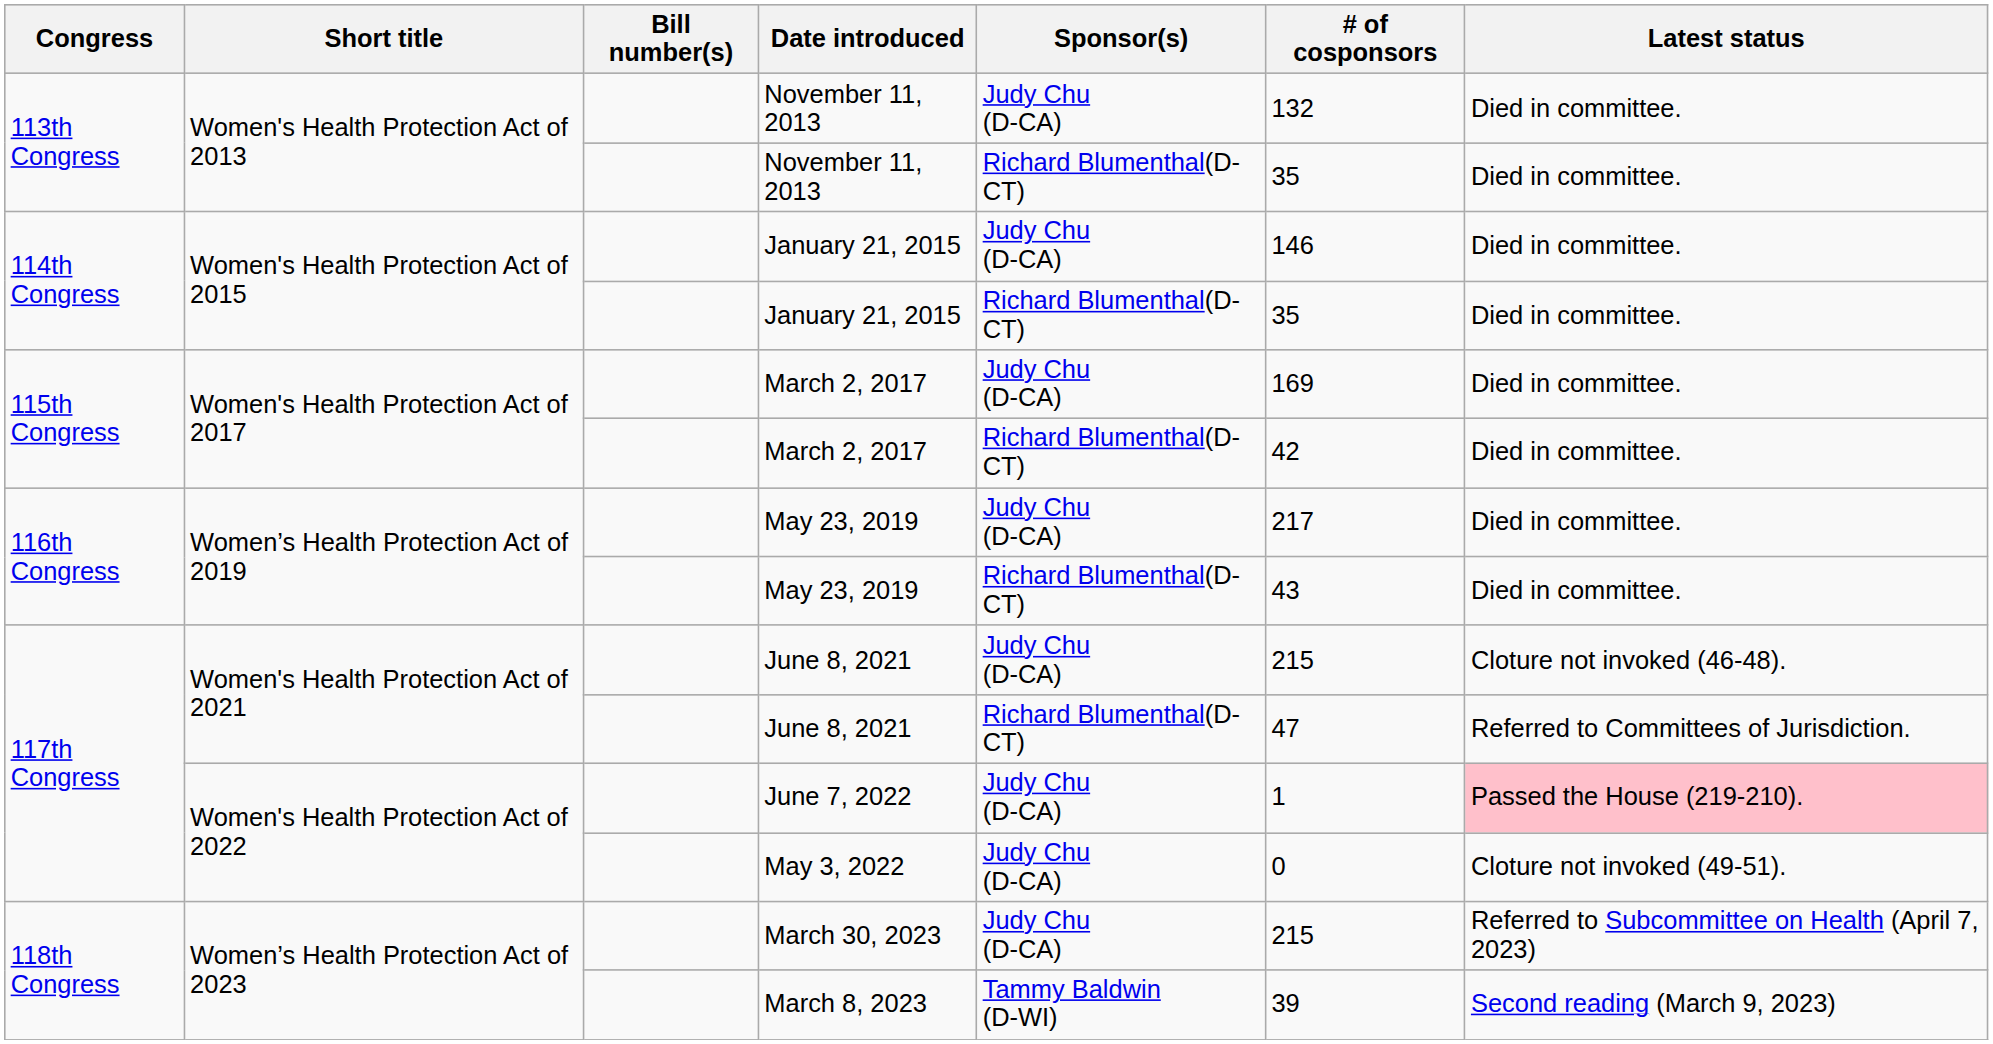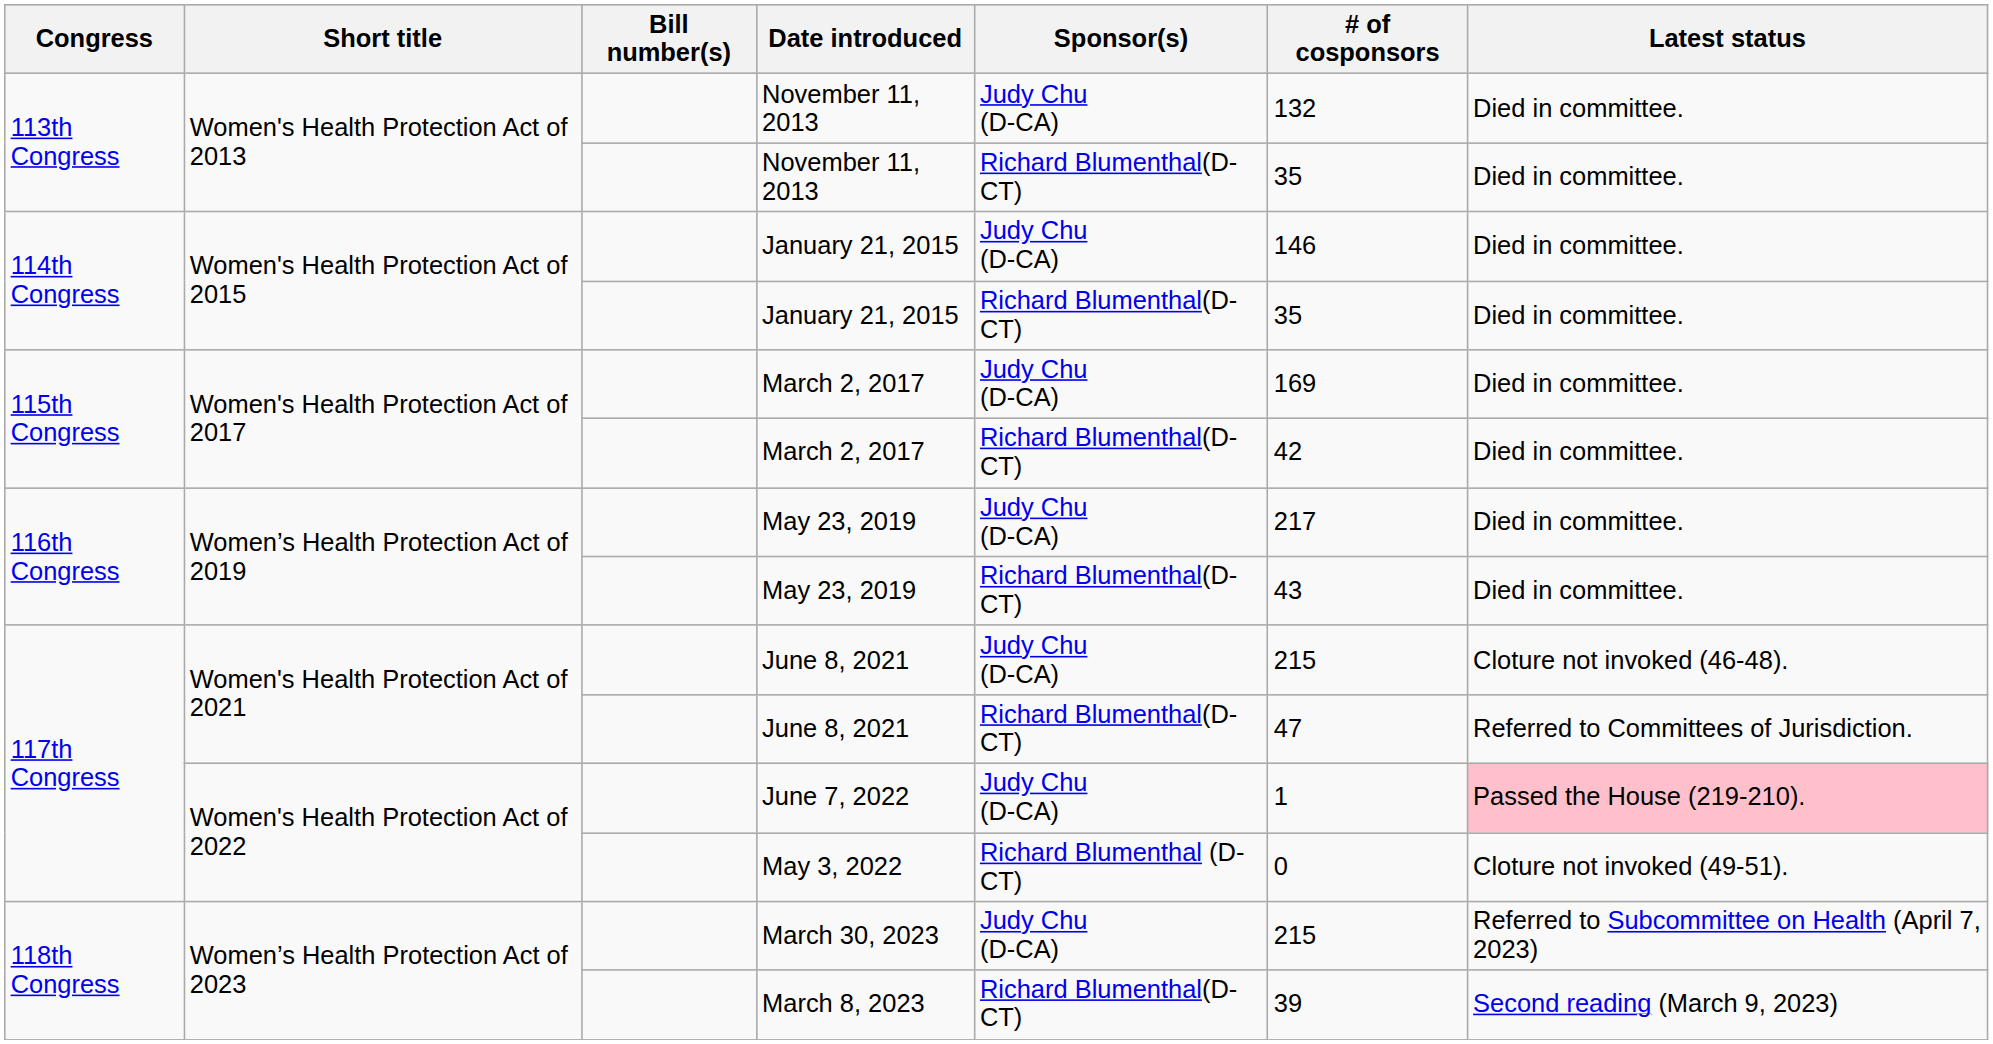(1036, 866) Judy Chu (D-CA) -> (1112, 866) Richard Blumenthal (D-CT)
(1072, 1004) Tammy Baldwin (D-WI) -> (1109, 1004) Richard Blumenthal(D-CT)
